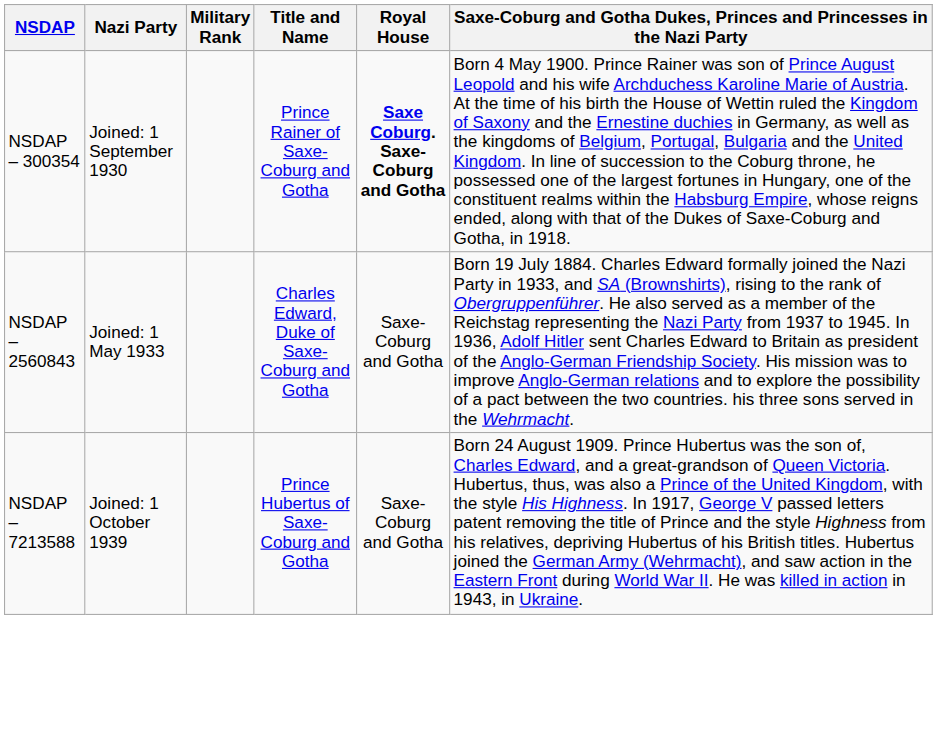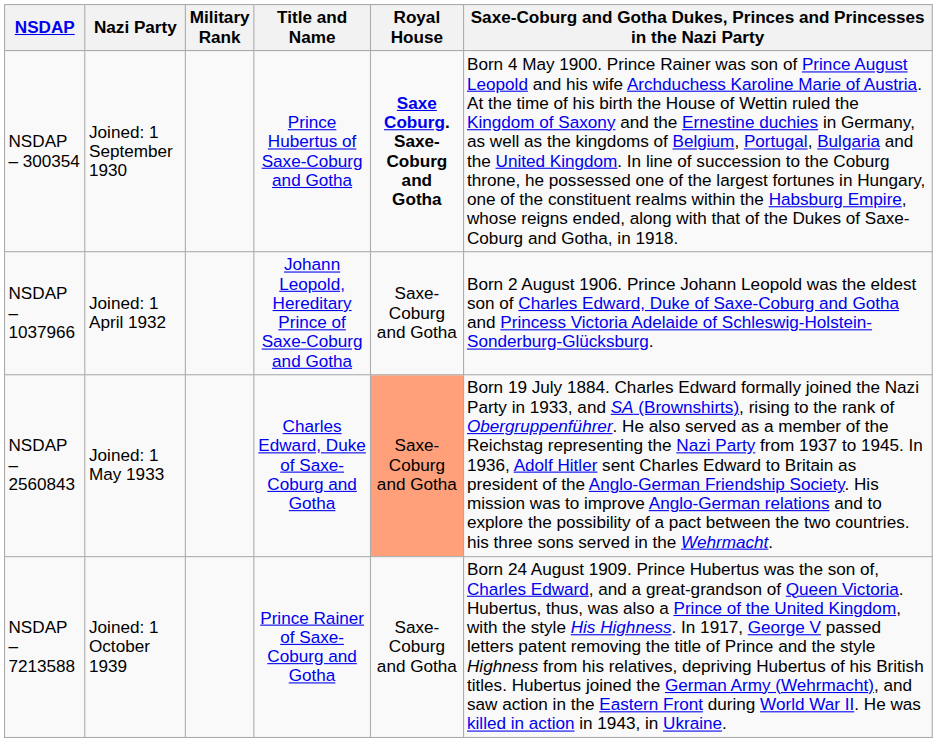(305, 151) Prince Rainer of Saxe-Coburg and Gotha -> (312, 151) Prince Hubertus of Saxe-Coburg and Gotha
+ row: (42, 313)
(403, 342) no background -> (417, 465) lightsalmon background
(305, 523) Prince Hubertus of Saxe-Coburg and Gotha -> (312, 646) Prince Rainer of Saxe-Coburg and Gotha
